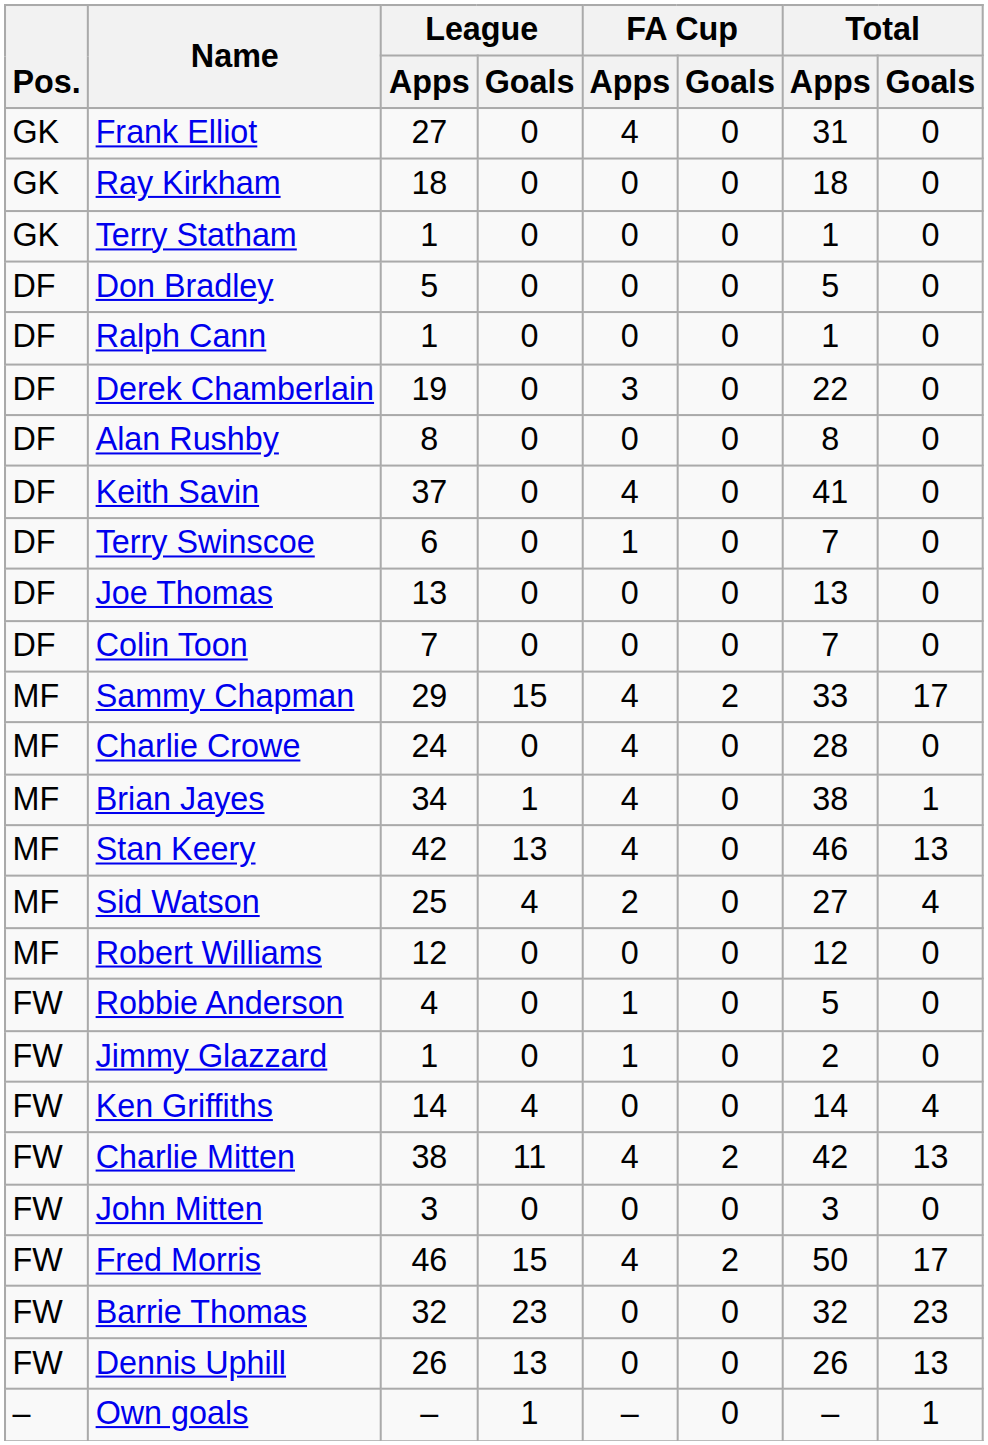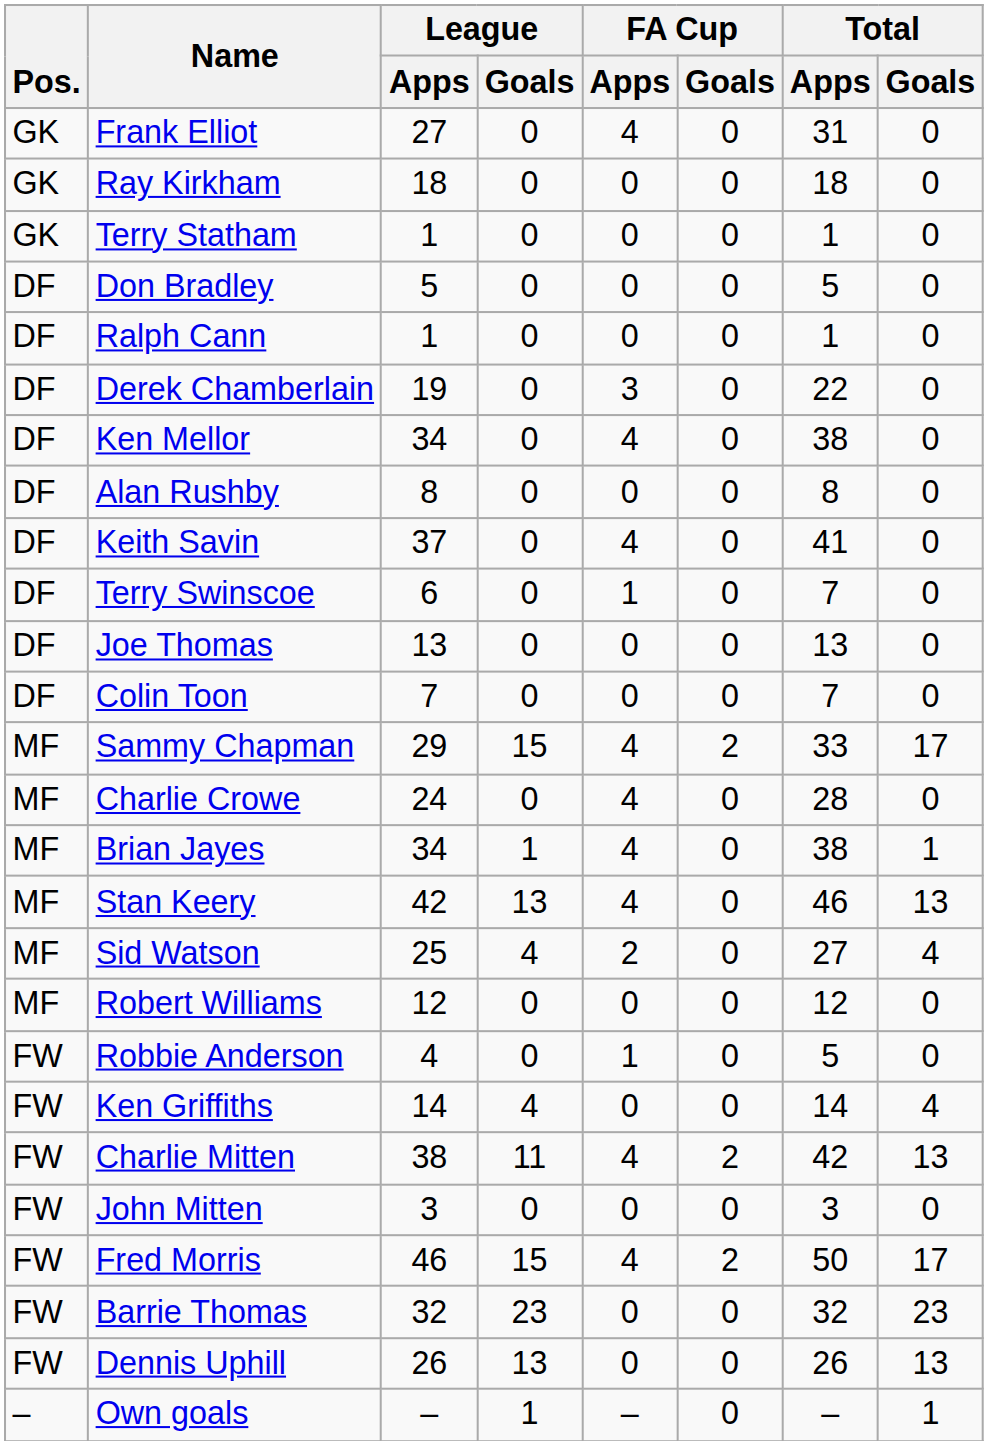+ row: (173, 440)
- row: (211, 1055)
